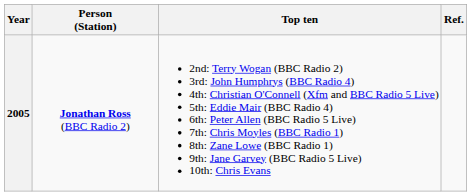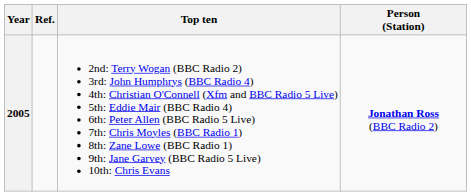columns swapped: (95, 19) <-> (454, 19)
